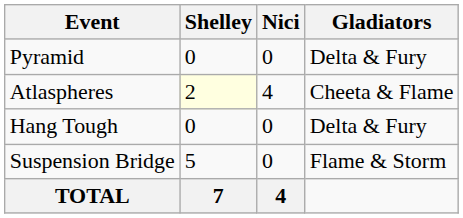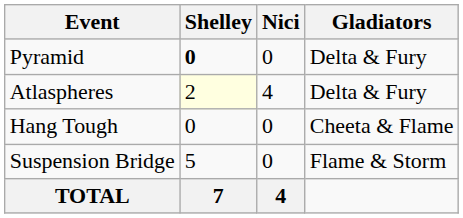(190, 56) normal -> (190, 56) bold
(382, 91) Cheeta & Flame -> (368, 91) Delta & Fury
(368, 126) Delta & Fury -> (382, 126) Cheeta & Flame
